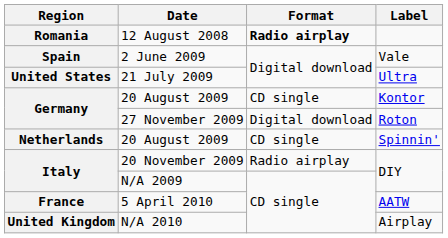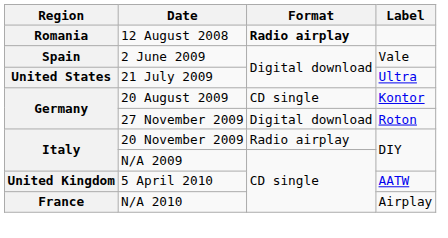- row: (175, 139)
(61, 202) France -> (61, 181) United Kingdom
(61, 223) United Kingdom -> (61, 202) France
